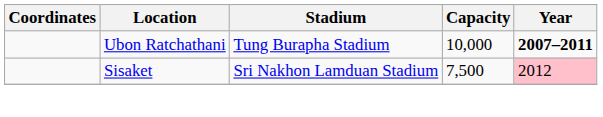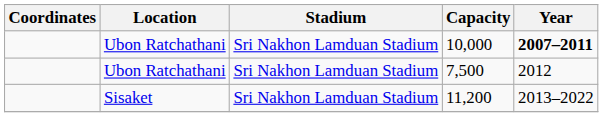(311, 44) Tung Burapha Stadium -> (336, 44) Sri Nakhon Lamduan Stadium
(128, 71) Sisaket -> (165, 71) Ubon Ratchathani
(535, 71) pink background -> (535, 71) no background
+ row: (469, 97)
